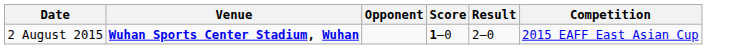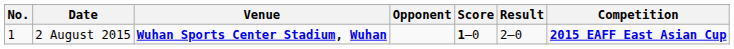+ column: (18, 14)
(610, 34) normal -> (638, 34) bold
